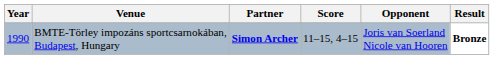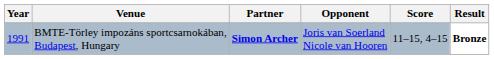columns swapped: (405, 14) <-> (331, 14)
(18, 38) 1990 -> (18, 38) 1991
